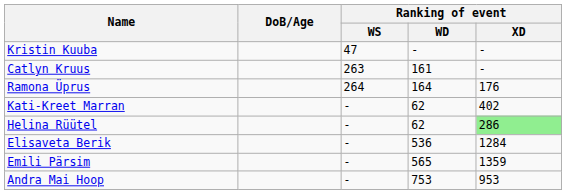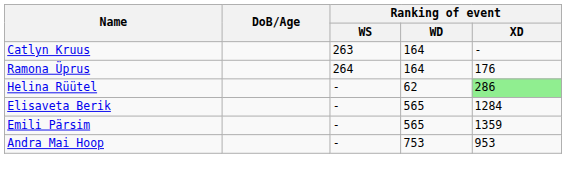- row: (52, 51)
(422, 70) 161 -> (414, 51) 164
- row: (66, 107)
(422, 144) 536 -> (414, 107) 565
